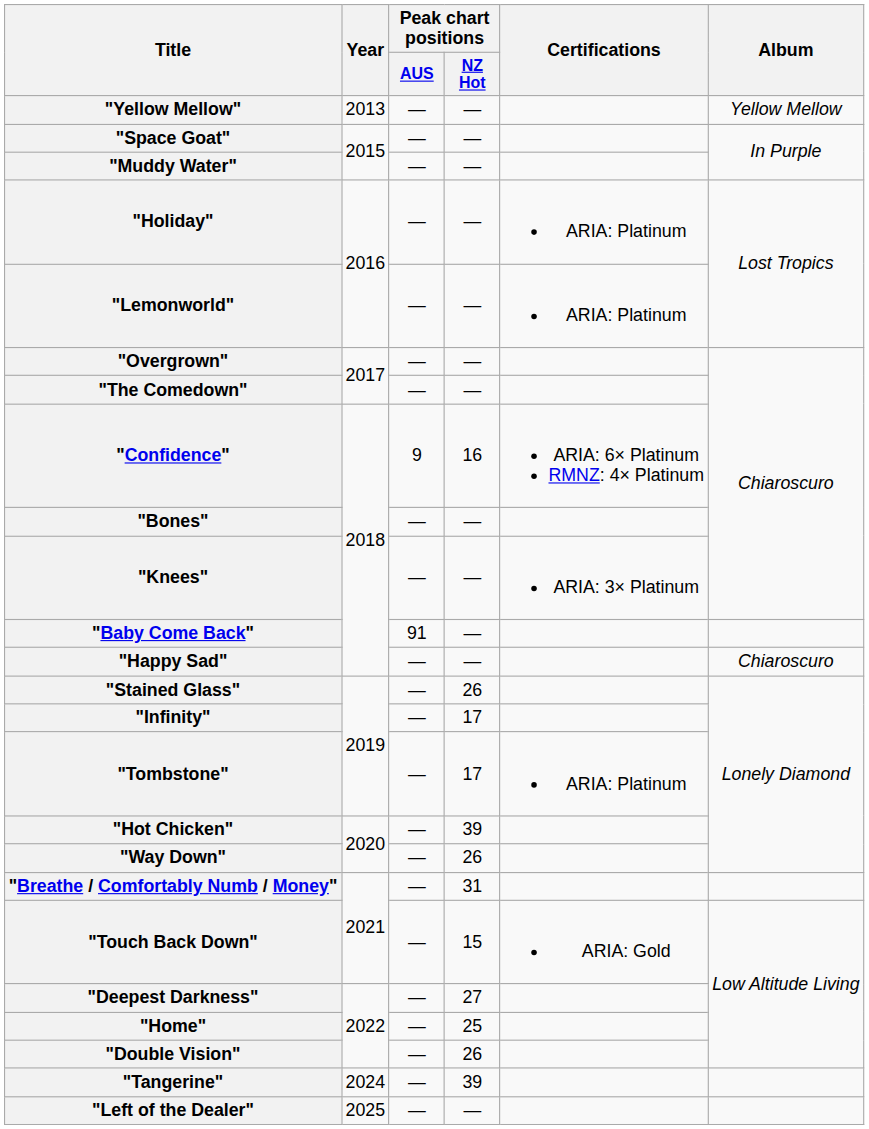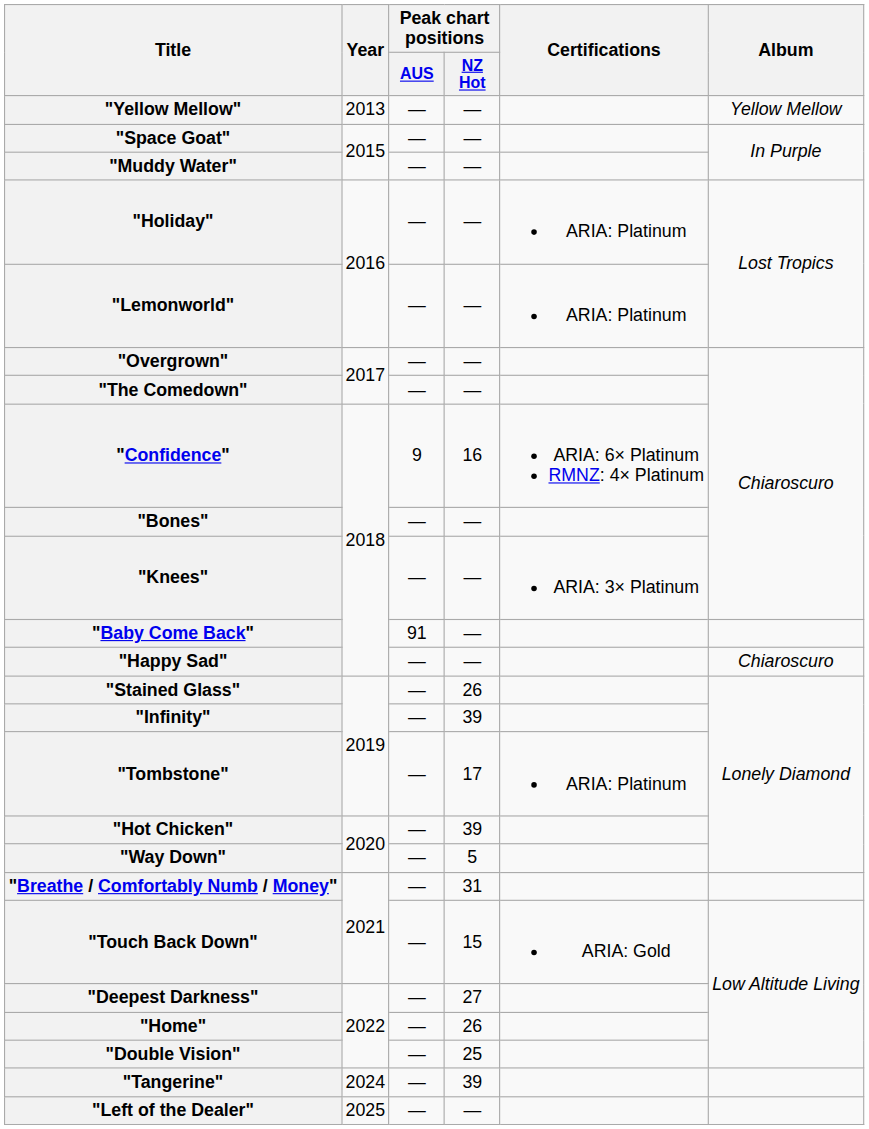(472, 717) 17 -> (472, 717) 39
(472, 857) 26 -> (472, 857) 5
(472, 1026) 25 -> (472, 1026) 26
(472, 1054) 26 -> (472, 1054) 25
